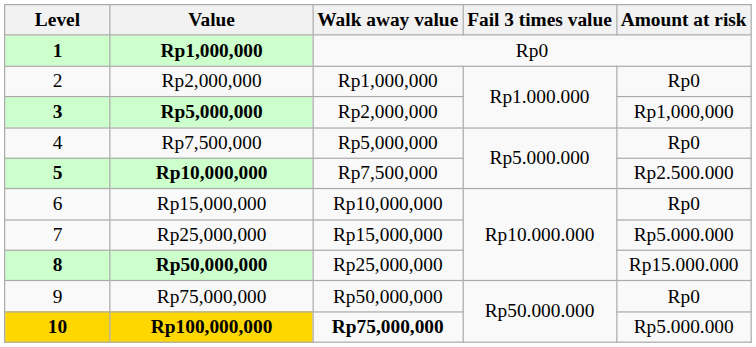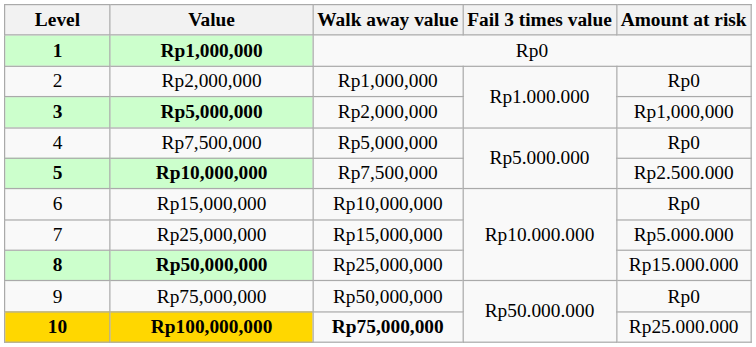(684, 326) Rp5.000.000 -> (684, 326) Rp25.000.000
